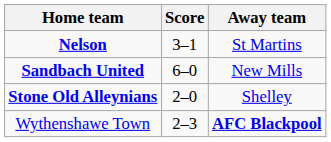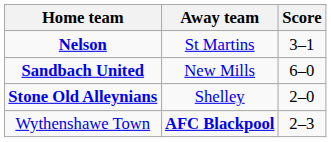columns swapped: (185, 17) <-> (267, 17)
